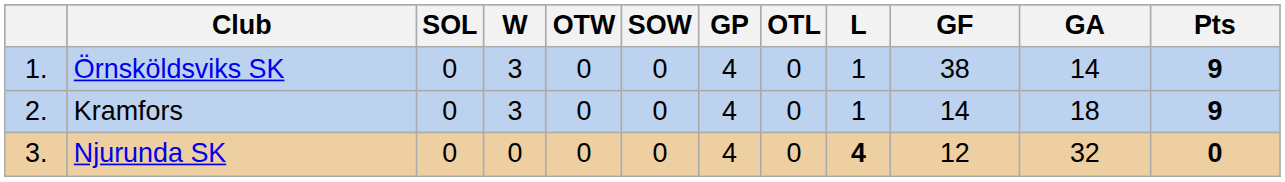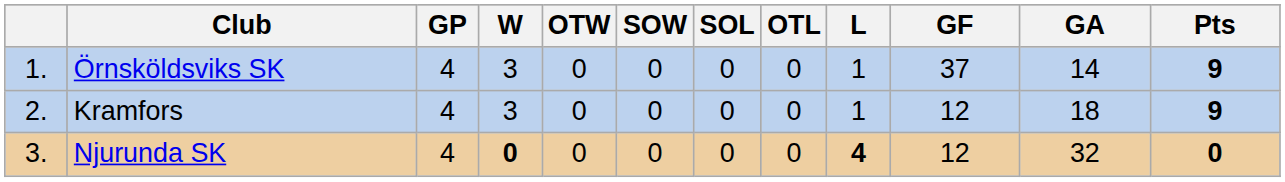columns swapped: (730, 25) <-> (450, 25)
(955, 68) 38 -> (955, 68) 37
(955, 111) 14 -> (955, 111) 12
(515, 153) normal -> (510, 153) bold
